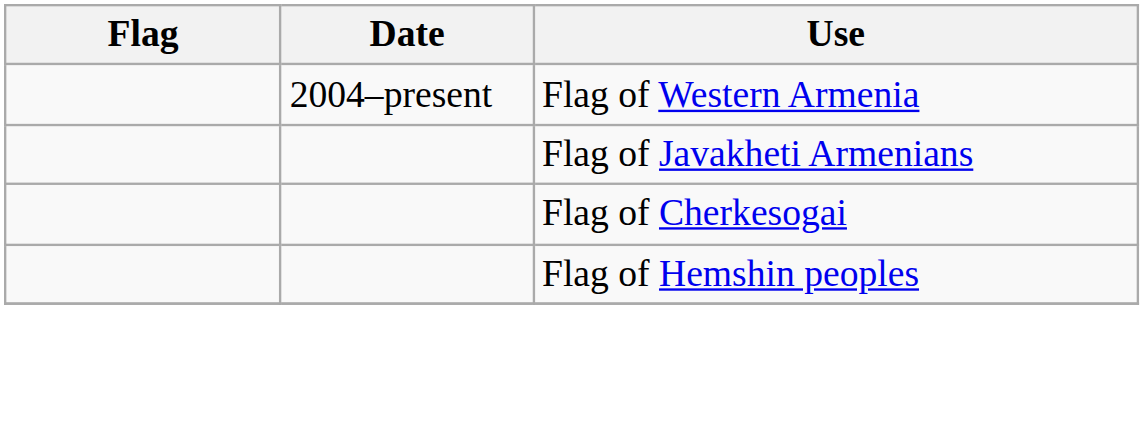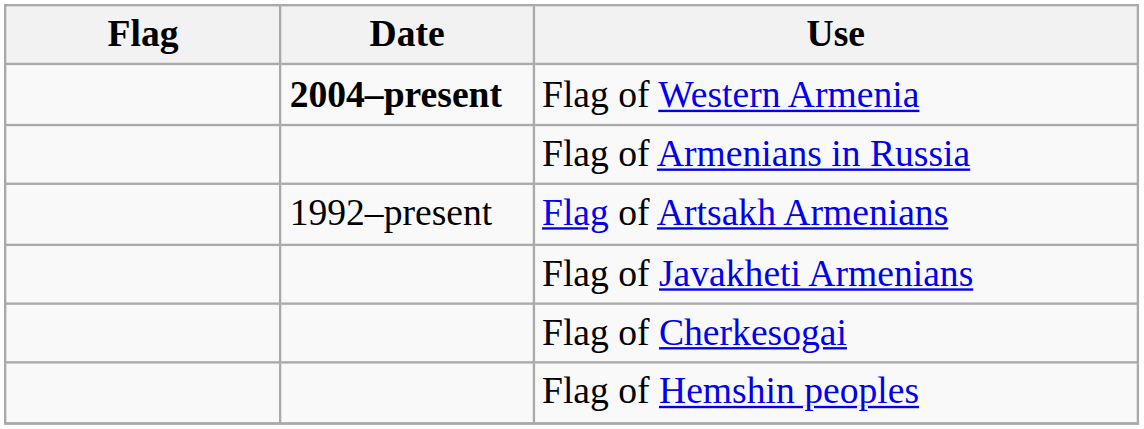(391, 93) normal -> (396, 93) bold
+ row: (756, 153)
+ row: (745, 213)
